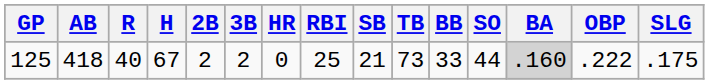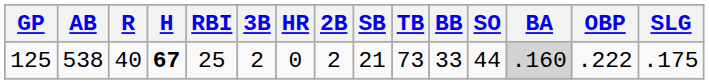columns swapped: (205, 24) <-> (327, 24)
(83, 61) 418 -> (83, 61) 538
(167, 61) normal -> (167, 61) bold
